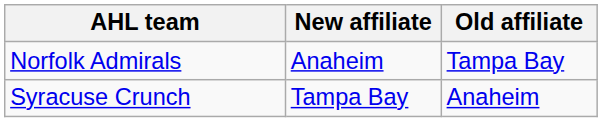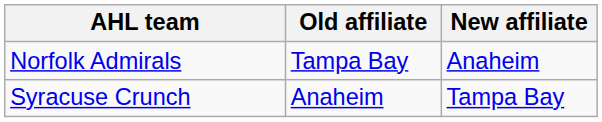columns swapped: (363, 23) <-> (519, 23)
